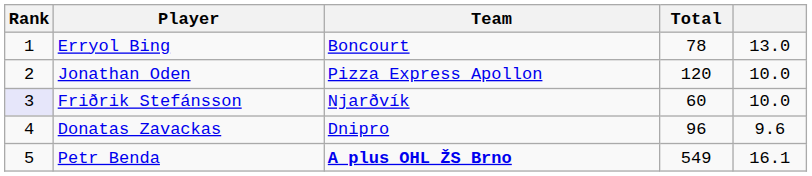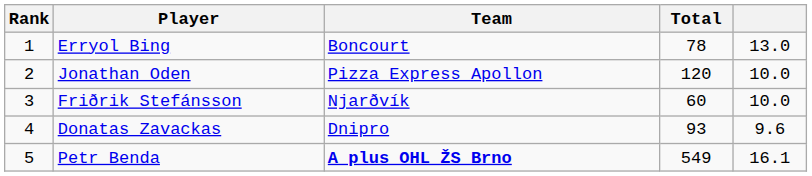(29, 102) lavender background -> (29, 102) no background
(696, 130) 96 -> (696, 130) 93
